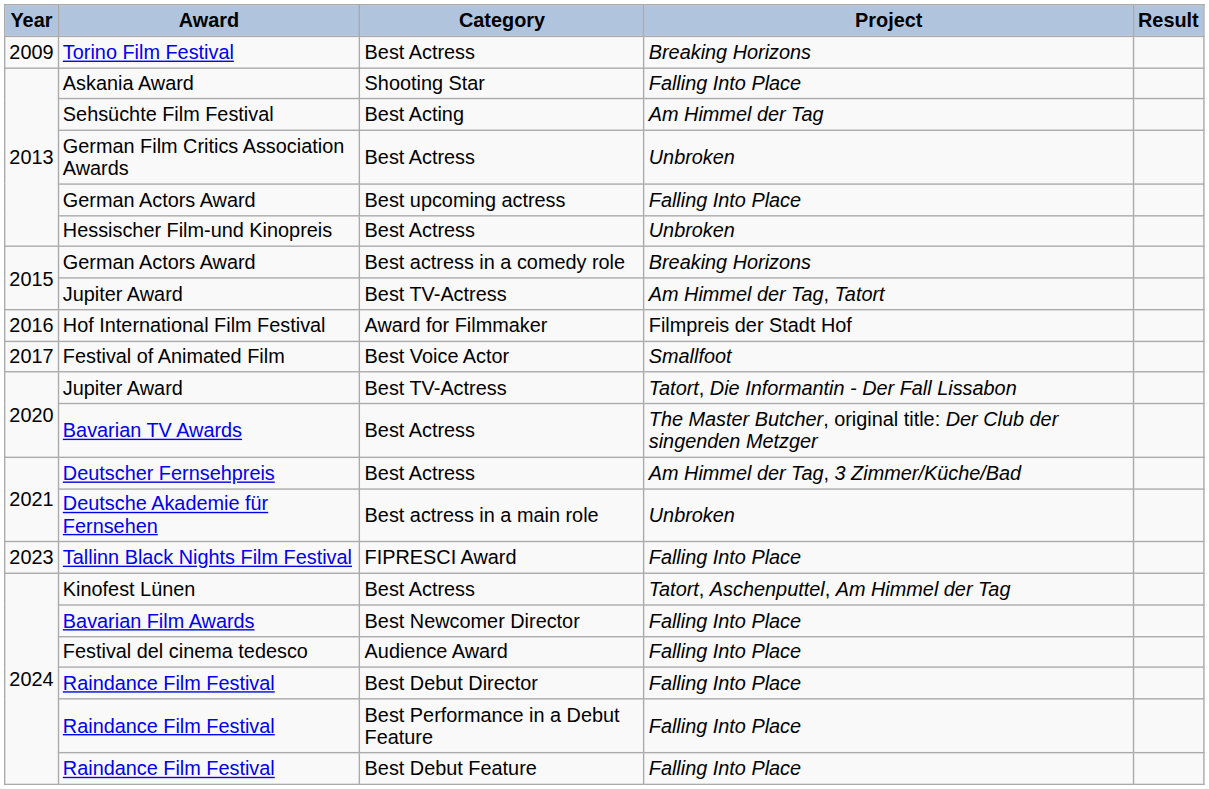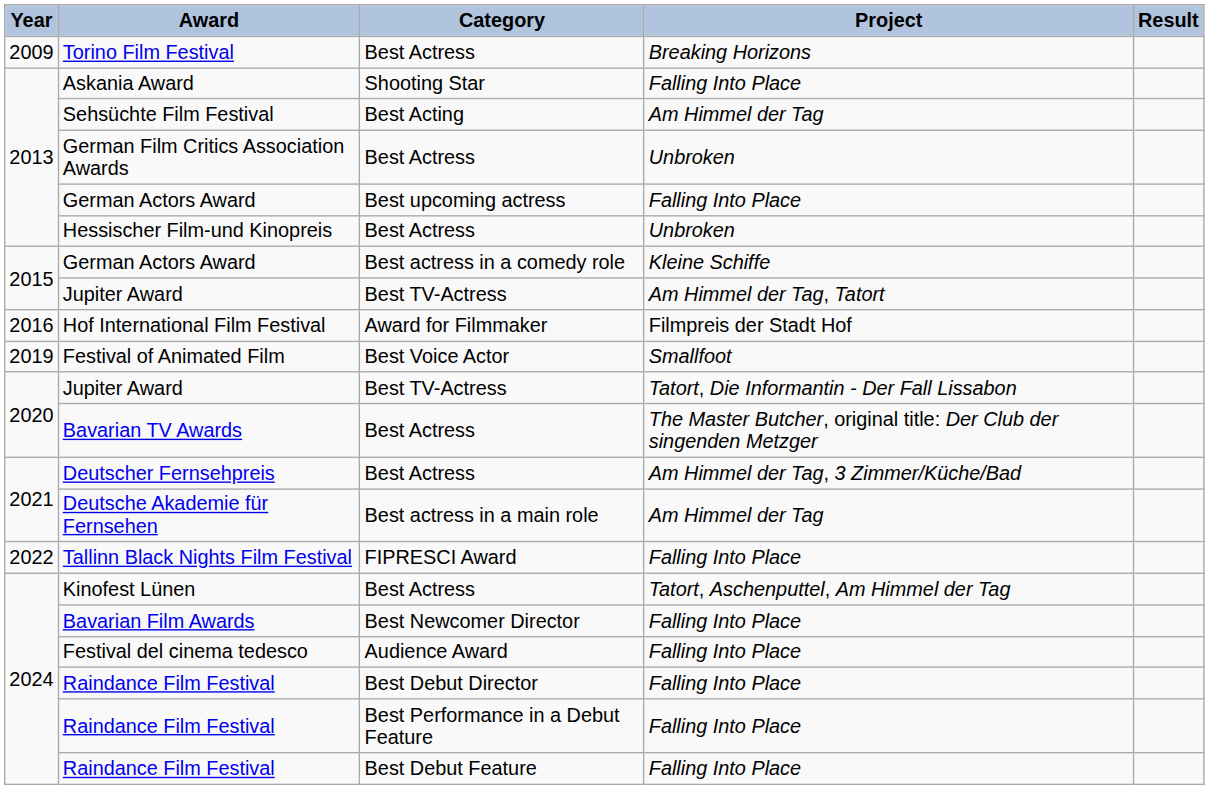(730, 263) Breaking Horizons -> (709, 263) Kleine Schiffe
(31, 357) 2017 -> (31, 357) 2019
(692, 516) Unbroken -> (736, 516) Am Himmel der Tag
(31, 558) 2023 -> (31, 558) 2022
